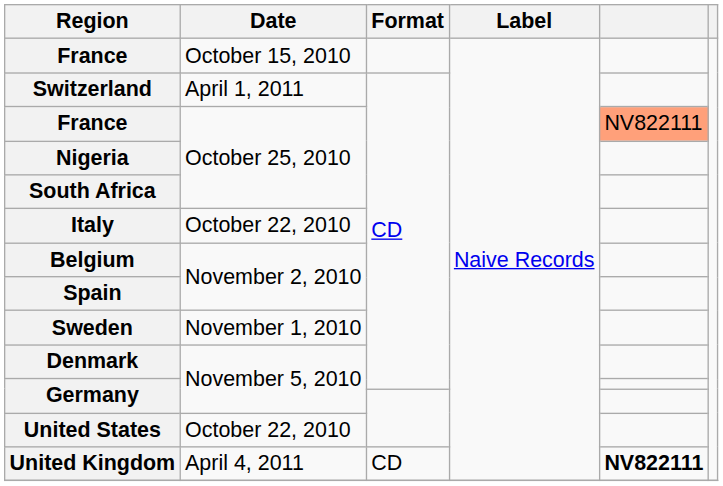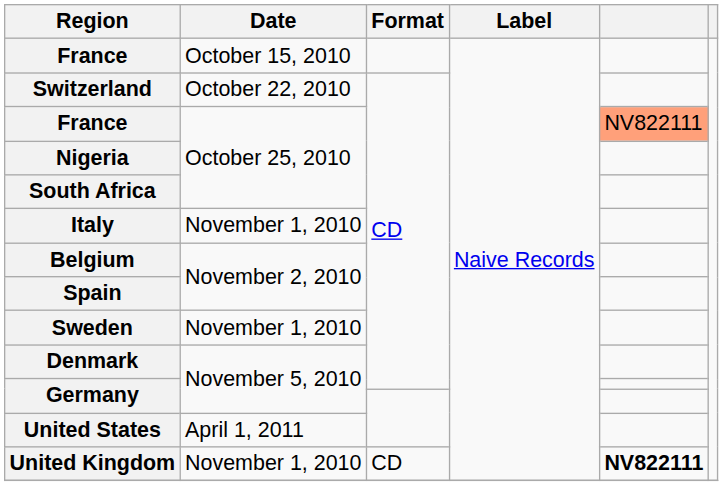(244, 89) April 1, 2011 -> (268, 89) October 22, 2010
(268, 225) October 22, 2010 -> (273, 225) November 1, 2010
(268, 429) October 22, 2010 -> (244, 429) April 1, 2011
(244, 463) April 4, 2011 -> (273, 463) November 1, 2010
